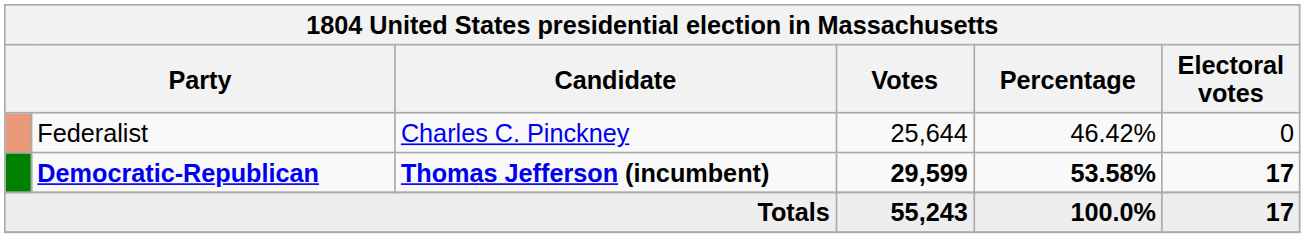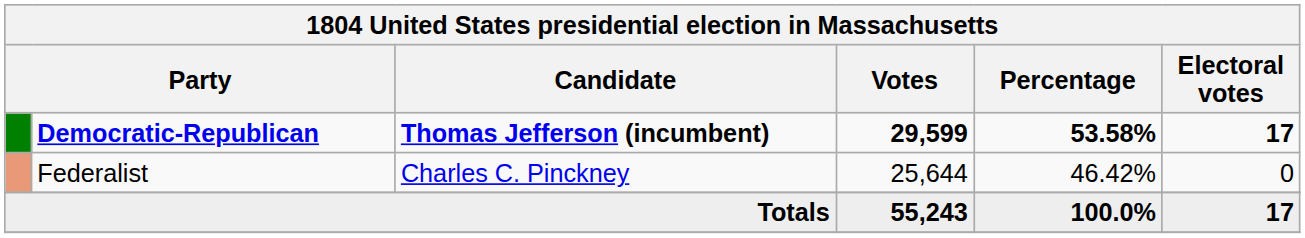rows swapped: (178, 173) <-> (93, 133)
